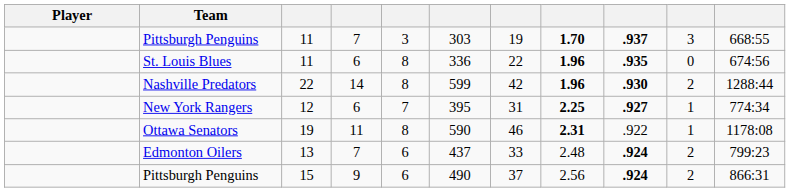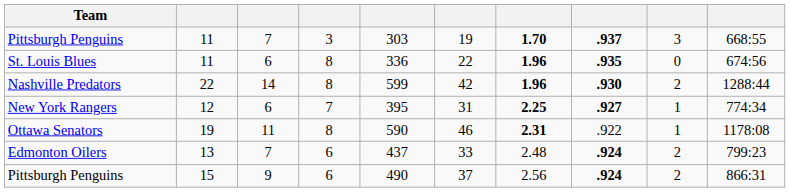- column: (72, 15)
